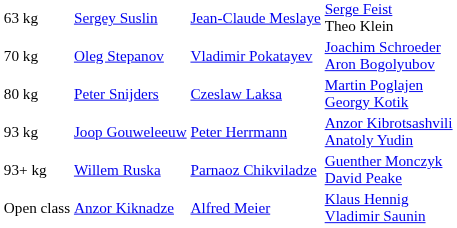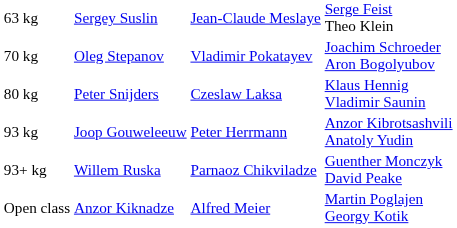(374, 93) Martin Poglajen Georgy Kotik -> (375, 93) Klaus Hennig Vladimir Saunin
(375, 207) Klaus Hennig Vladimir Saunin -> (374, 207) Martin Poglajen Georgy Kotik
